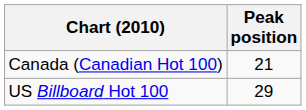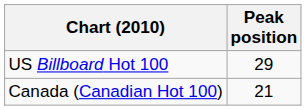rows swapped: (116, 64) <-> (88, 91)
